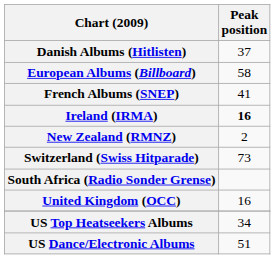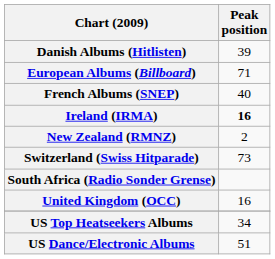(244, 51) 37 -> (244, 51) 39
(244, 72) 58 -> (244, 72) 71
(244, 94) 41 -> (244, 94) 40
